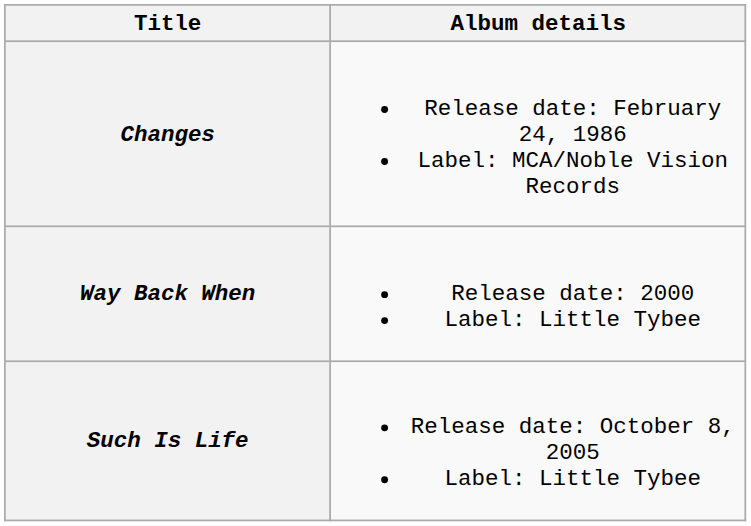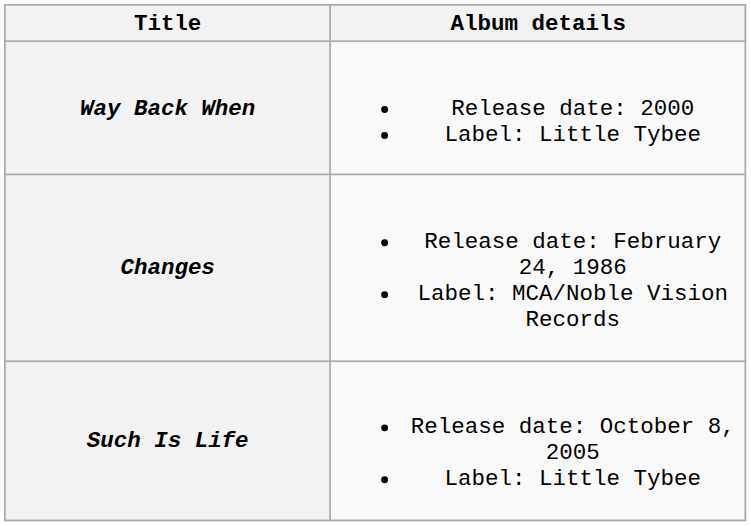rows swapped: (168, 134) <-> (168, 294)
